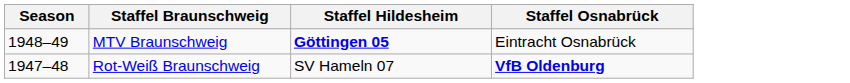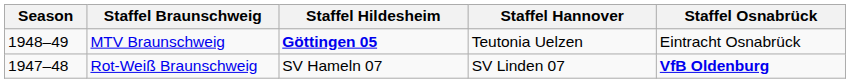+ column: (562, 16)
